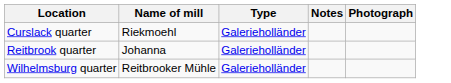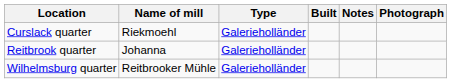+ column: (324, 13)
